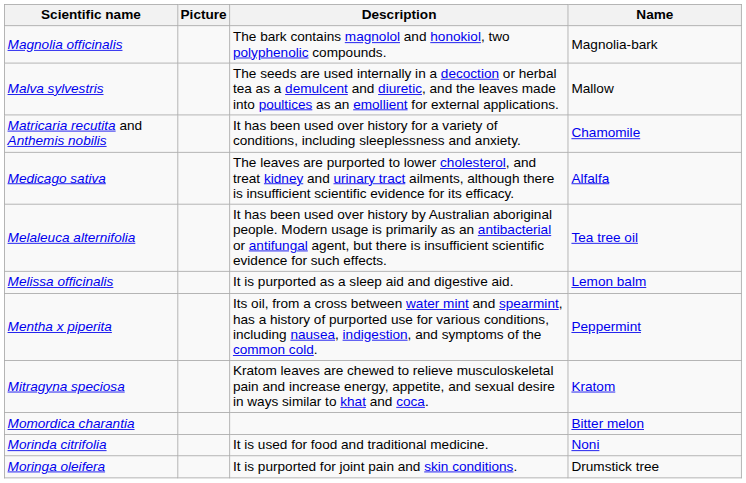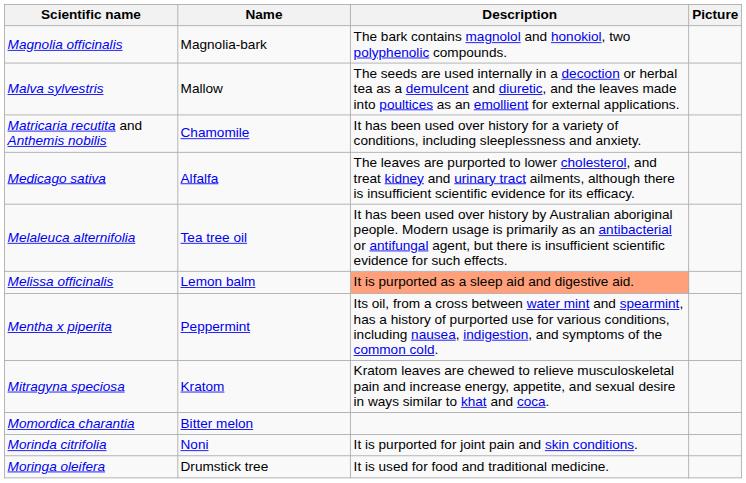columns swapped: (655, 15) <-> (204, 15)
(373, 282) no background -> (494, 282) lightsalmon background
(361, 445) It is used for food and traditional medicine. -> (496, 445) It is purported for joint pain and skin conditions.
(375, 466) It is purported for joint pain and skin conditions. -> (481, 466) It is used for food and traditional medicine.
